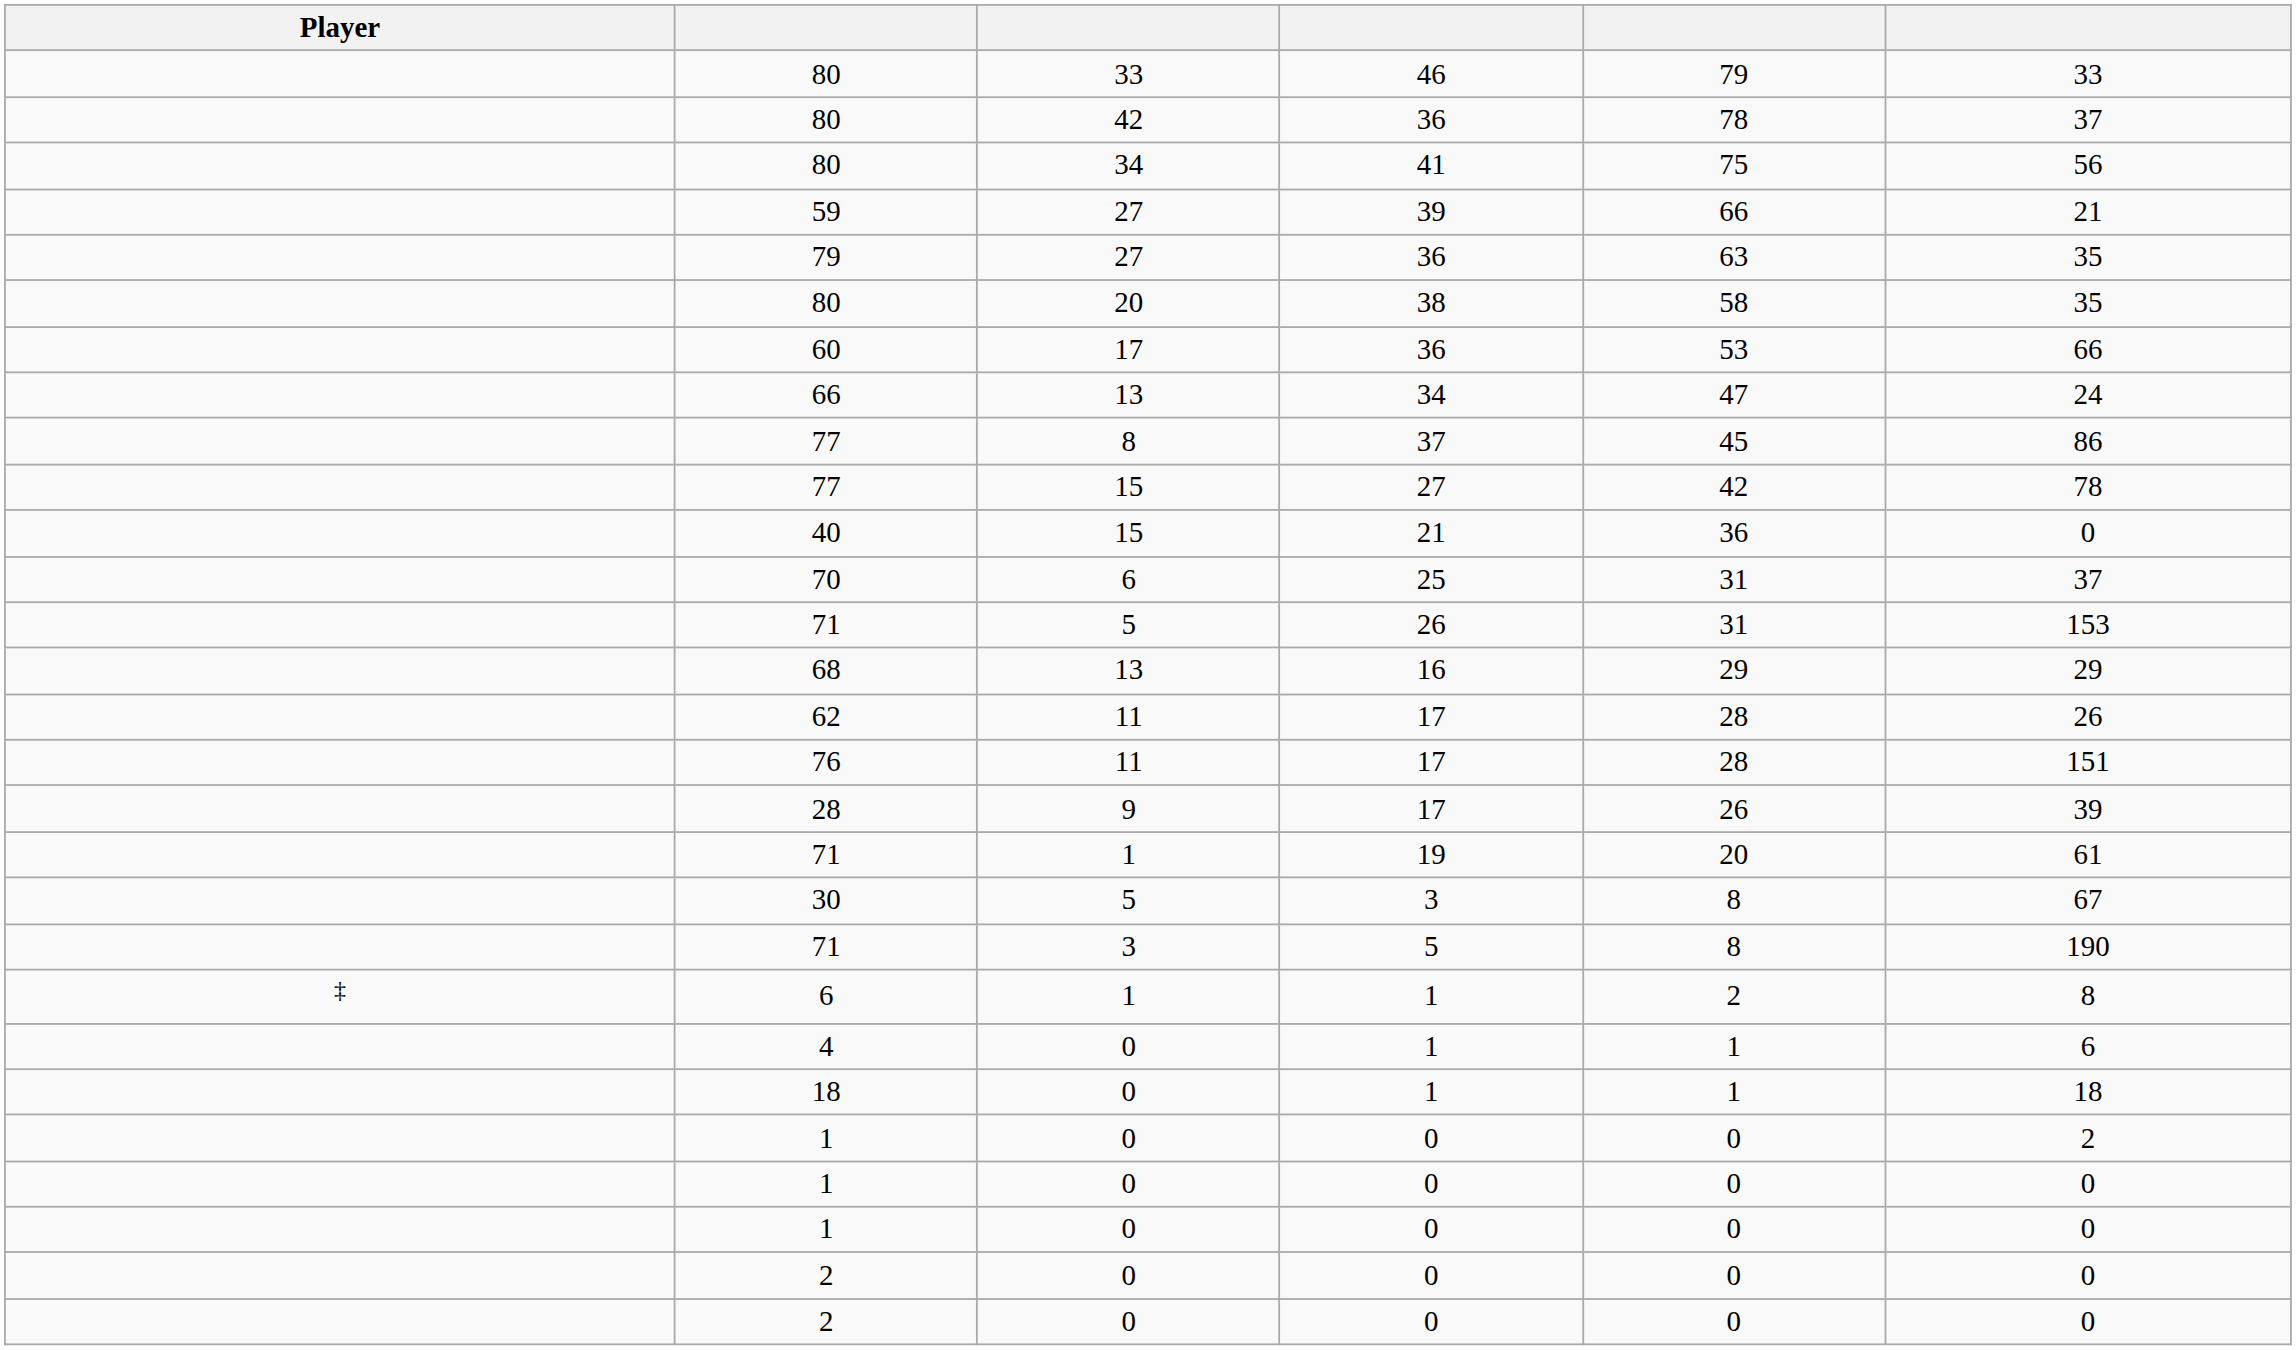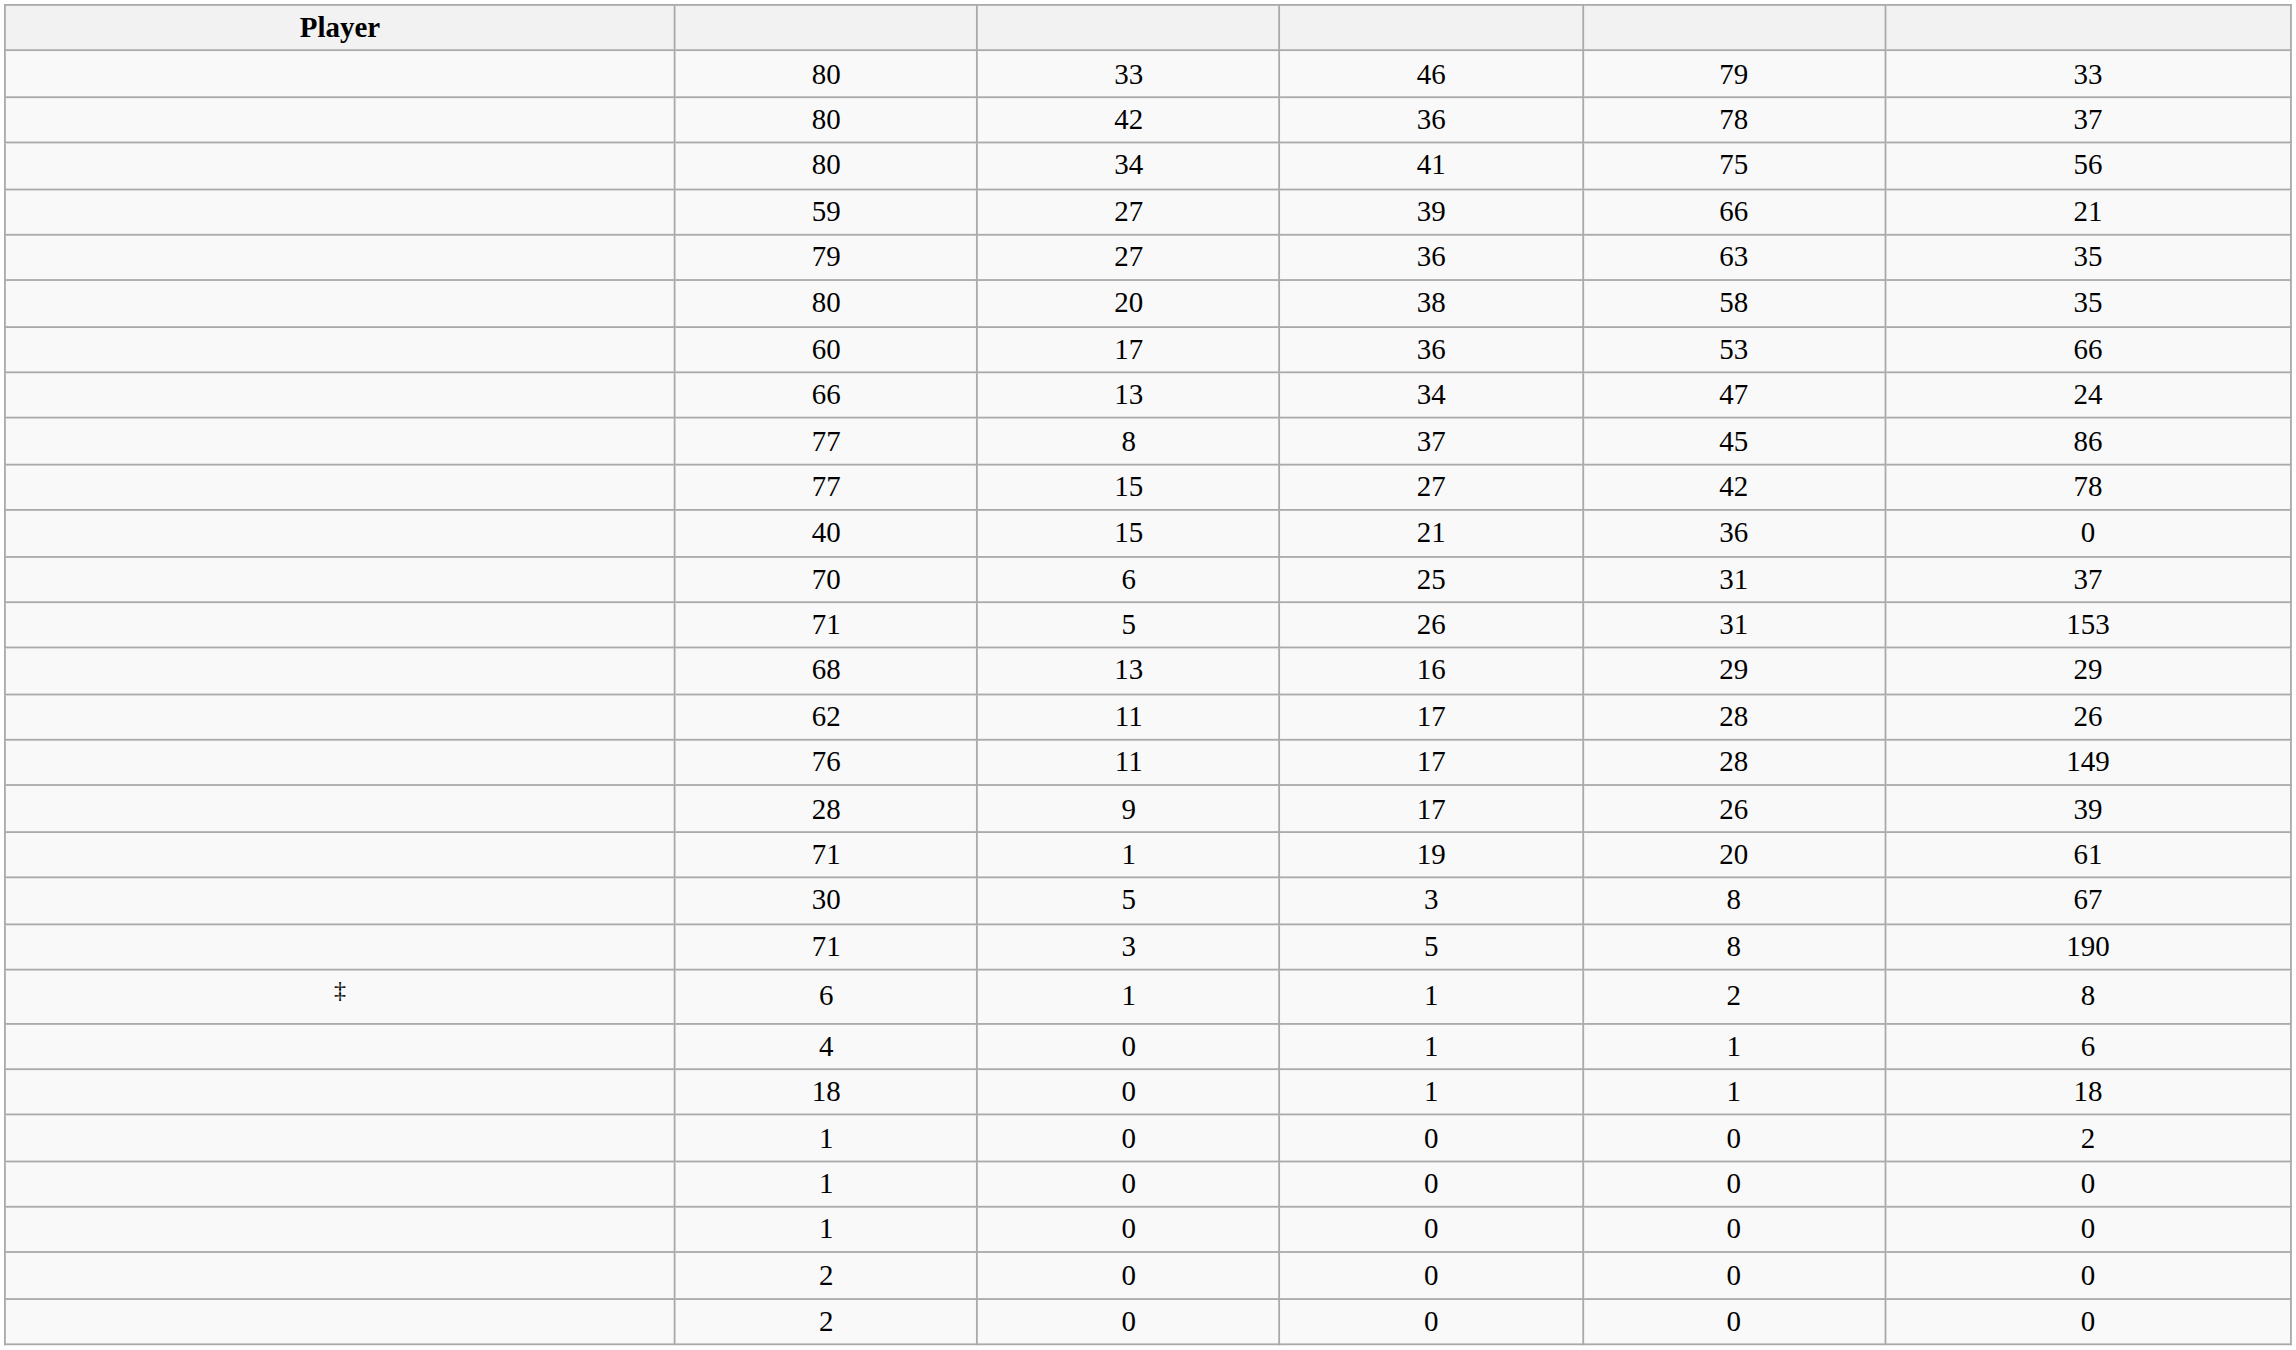(2088, 762) 151 -> (2088, 762) 149
